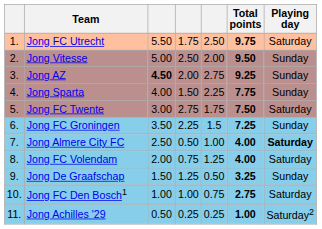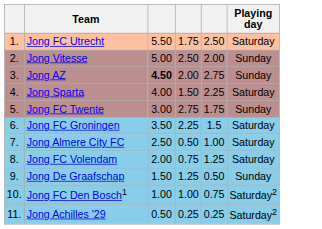- column: (245, 19)
(290, 92) Sunday -> (253, 92) Saturday
(290, 109) Saturday -> (253, 109) Sunday
(290, 126) Sunday -> (253, 126) Saturday
(290, 143) bold -> (253, 143) normal
(290, 195) Saturday -> (253, 195) Saturday2
